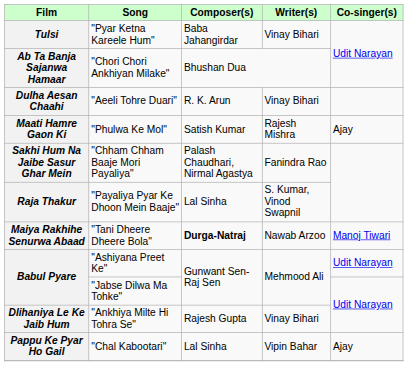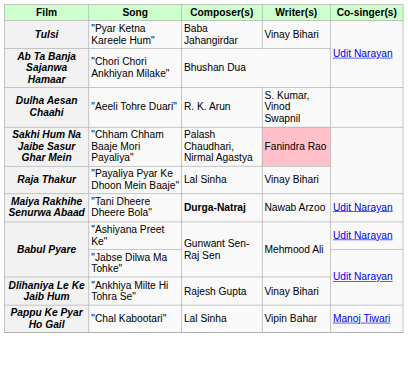(292, 101) Vinay Bihari -> (287, 107) S. Kumar, Vinod Swapnil
- row: (47, 129)
(295, 162) no background -> (295, 146) pink background
(287, 202) S. Kumar, Vinod Swapnil -> (292, 180) Vinay Bihari
(362, 235) Manoj Tiwari -> (363, 207) Udit Narayan
(343, 346) Ajay -> (362, 319) Manoj Tiwari
